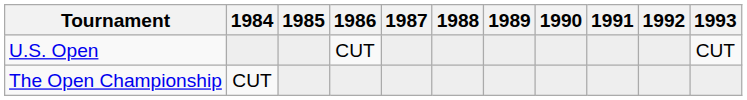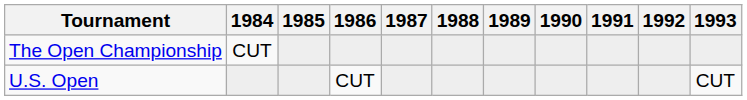rows swapped: (54, 50) <-> (115, 81)
